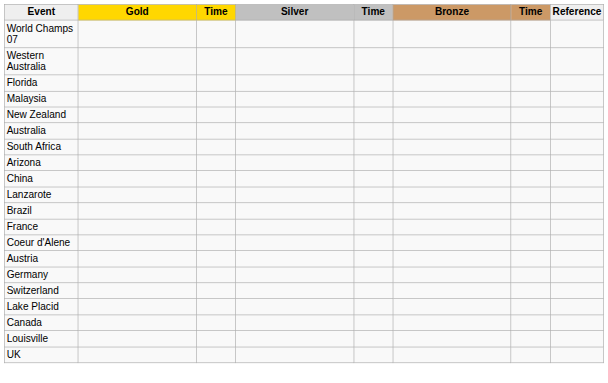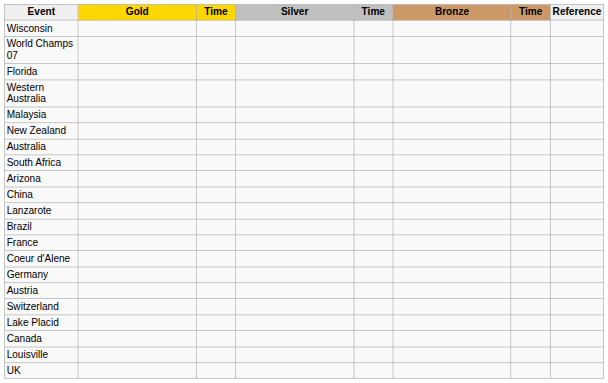+ row: (30, 28)
rows swapped: (22, 83) <-> (26, 61)
rows swapped: (27, 274) <-> (22, 258)
